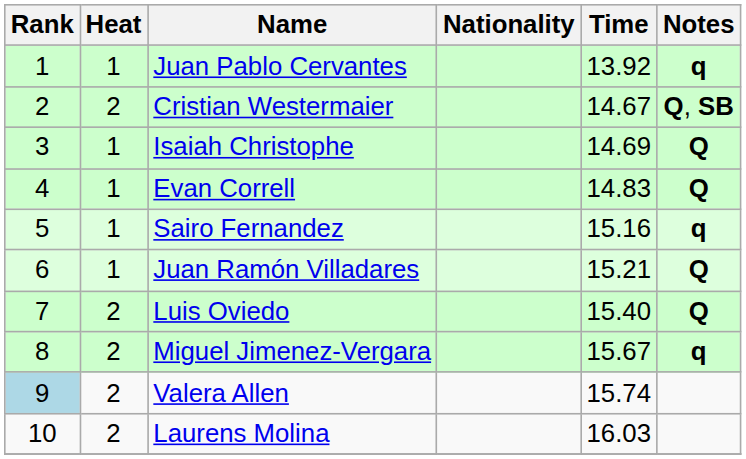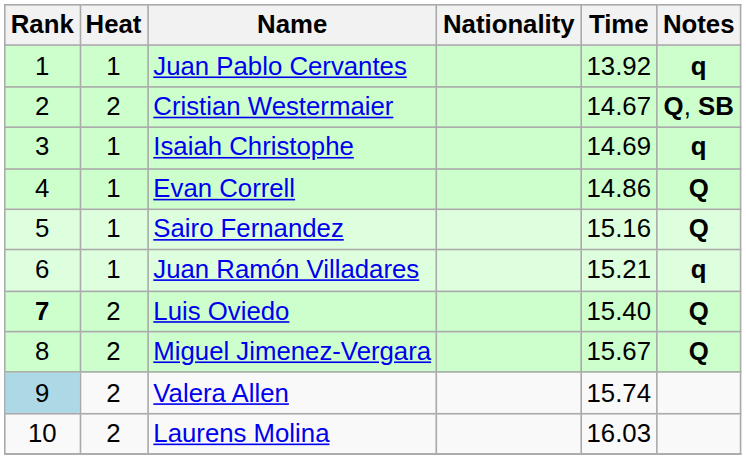(699, 147) Q -> (699, 147) q
(619, 188) 14.83 -> (619, 188) 14.86
(699, 229) q -> (699, 229) Q
(699, 270) Q -> (699, 270) q
(42, 310) normal -> (42, 310) bold
(699, 351) q -> (699, 351) Q
